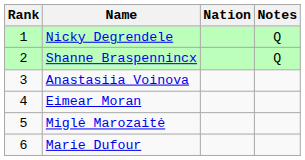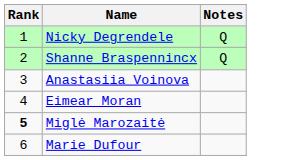- column: (227, 15)
(24, 123) normal -> (24, 123) bold
